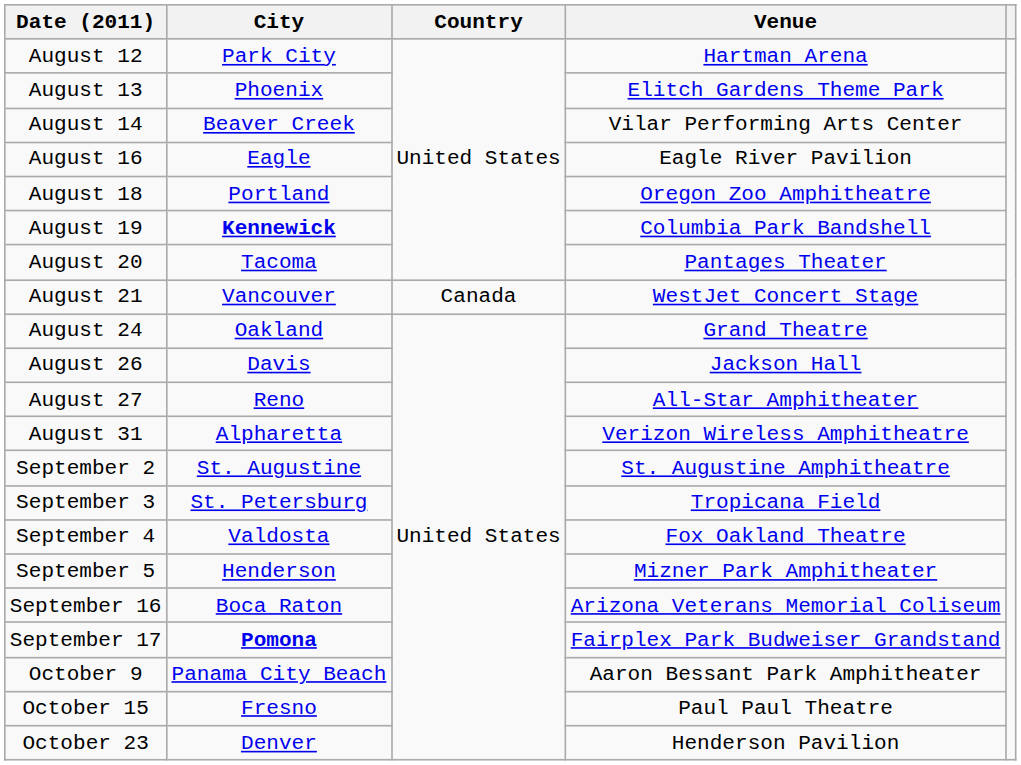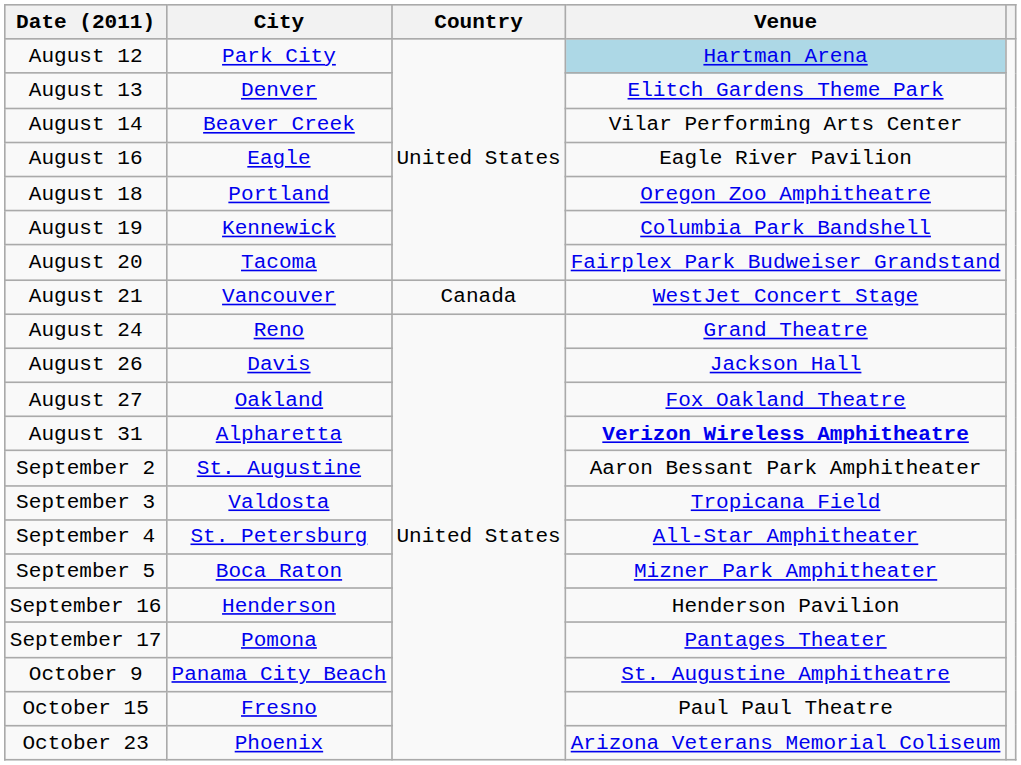(786, 56) no background -> (786, 56) lightblue background
(279, 91) Phoenix -> (279, 91) Denver
(279, 228) bold -> (279, 228) normal
(786, 262) Pantages Theater -> (786, 262) Fairplex Park Budweiser Grandstand
(279, 331) Oakland -> (279, 331) Reno
(279, 400) Reno -> (279, 400) Oakland
(786, 400) All-Star Amphitheater -> (786, 400) Fox Oakland Theatre
(786, 434) normal -> (786, 434) bold
(786, 468) St. Augustine Amphitheatre -> (786, 468) Aaron Bessant Park Amphitheater
(279, 503) St. Petersburg -> (279, 503) Valdosta
(279, 537) Valdosta -> (279, 537) St. Petersburg
(786, 537) Fox Oakland Theatre -> (786, 537) All-Star Amphitheater
(279, 571) Henderson -> (279, 571) Boca Raton
(279, 605) Boca Raton -> (279, 605) Henderson
(786, 605) Arizona Veterans Memorial Coliseum -> (786, 605) Henderson Pavilion
(279, 640) bold -> (279, 640) normal
(786, 640) Fairplex Park Budweiser Grandstand -> (786, 640) Pantages Theater
(786, 674) Aaron Bessant Park Amphitheater -> (786, 674) St. Augustine Amphitheatre
(279, 743) Denver -> (279, 743) Phoenix
(786, 743) Henderson Pavilion -> (786, 743) Arizona Veterans Memorial Coliseum
